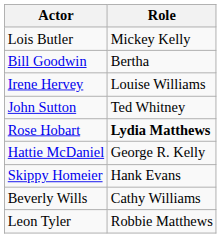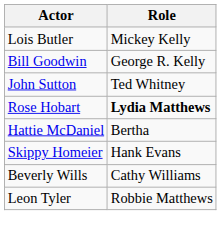(130, 61) Bertha -> (158, 61) George R. Kelly
- row: (46, 84)
(158, 152) George R. Kelly -> (130, 130) Bertha
